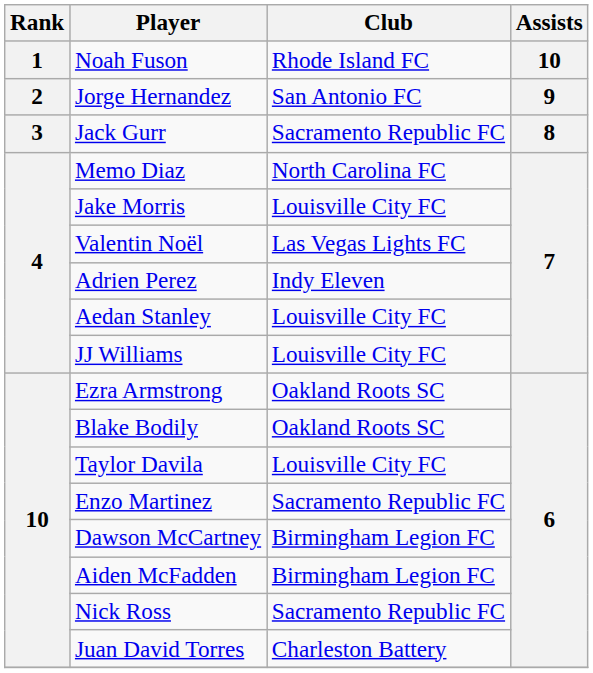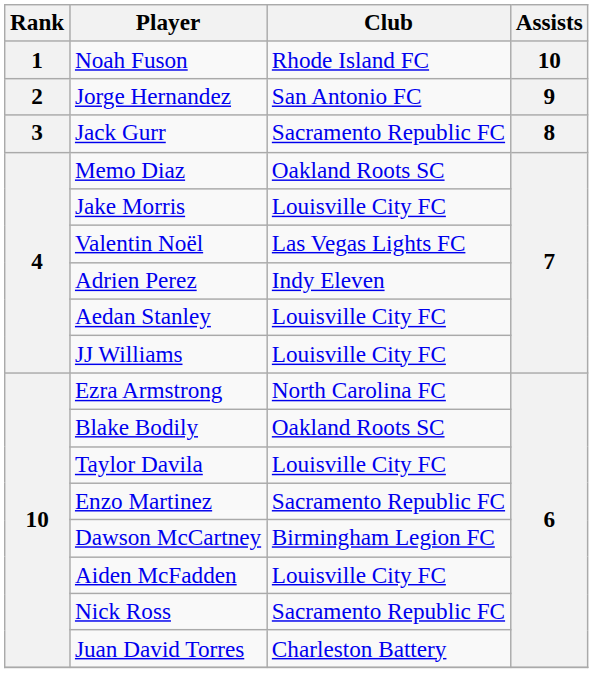(359, 170) North Carolina FC -> (358, 170) Oakland Roots SC
(358, 390) Oakland Roots SC -> (359, 390) North Carolina FC
(383, 574) Birmingham Legion FC -> (359, 574) Louisville City FC
